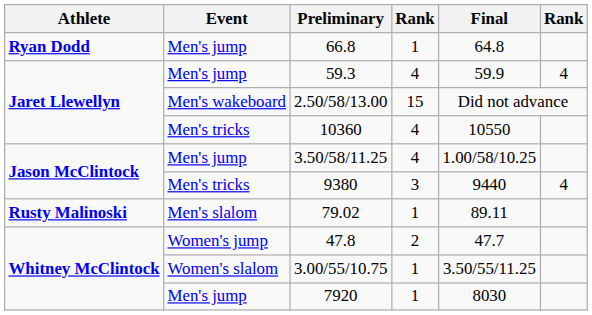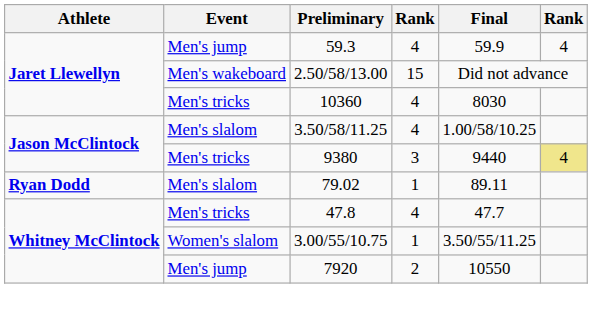- row: (341, 46)
(489, 129) 10550 -> (489, 102) 8030
(207, 157) Men's jump -> (212, 129) Men's slalom
(564, 185) no background -> (564, 157) khaki background
(68, 213) Rusty Malinoski -> (49, 185) Ryan Dodd
(218, 241) Women's jump -> (209, 213) Men's tricks
(415, 241) 2 -> (415, 213) 4
(415, 296) 1 -> (415, 268) 2
(489, 296) 8030 -> (489, 268) 10550
